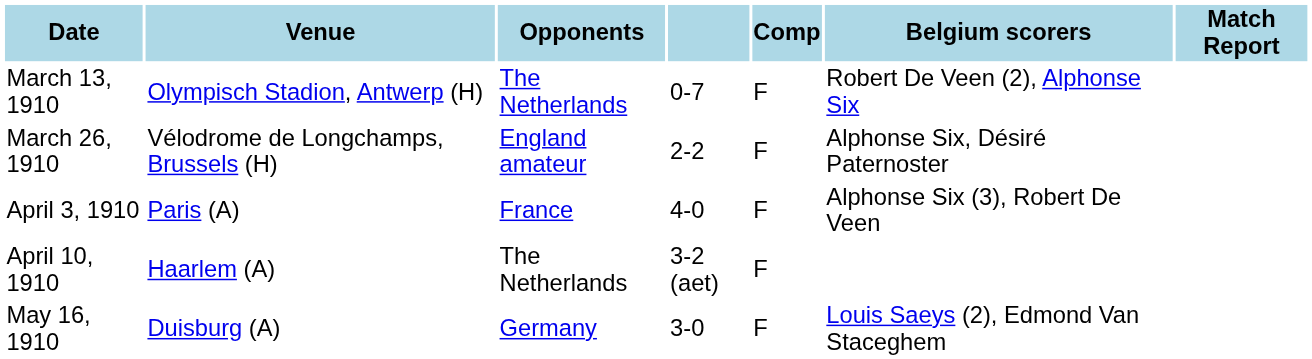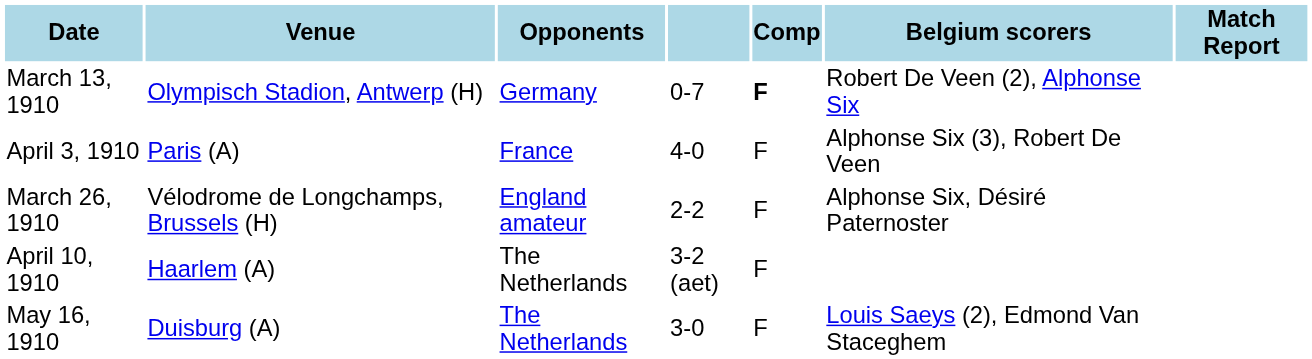(563, 92) The Netherlands -> (548, 92) Germany
(761, 92) normal -> (761, 92) bold
rows swapped: (59, 151) <-> (73, 210)
(548, 328) Germany -> (563, 328) The Netherlands
